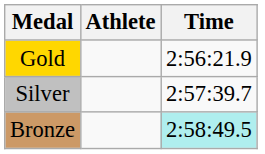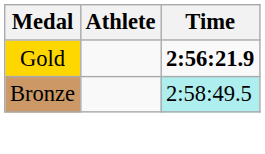(209, 58) normal -> (210, 58) bold
- row: (42, 93)
